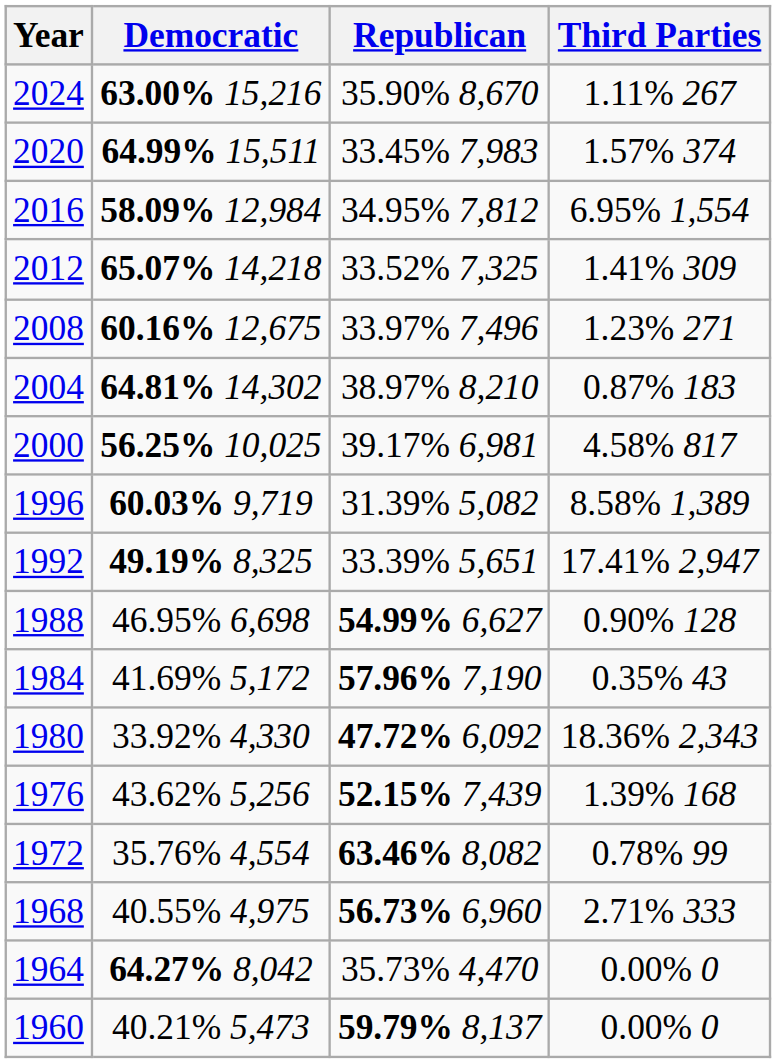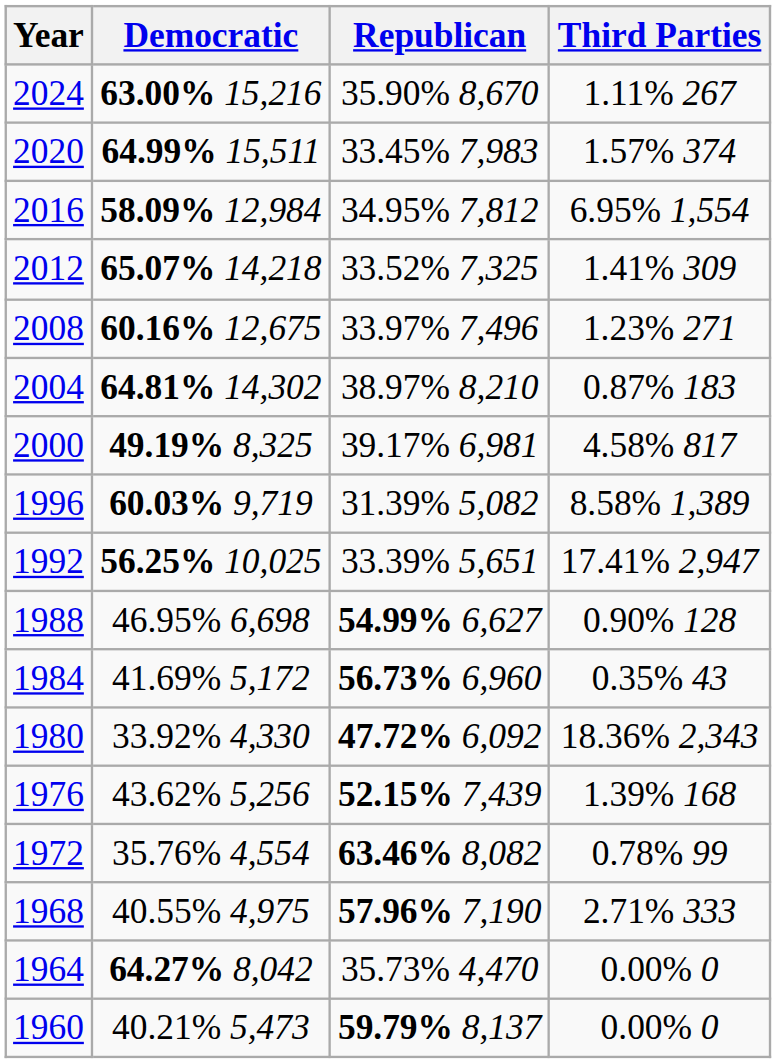(211, 443) 56.25% 10,025 -> (211, 443) 49.19% 8,325
(211, 560) 49.19% 8,325 -> (211, 560) 56.25% 10,025
(440, 677) 57.96% 7,190 -> (440, 677) 56.73% 6,960
(440, 911) 56.73% 6,960 -> (440, 911) 57.96% 7,190
